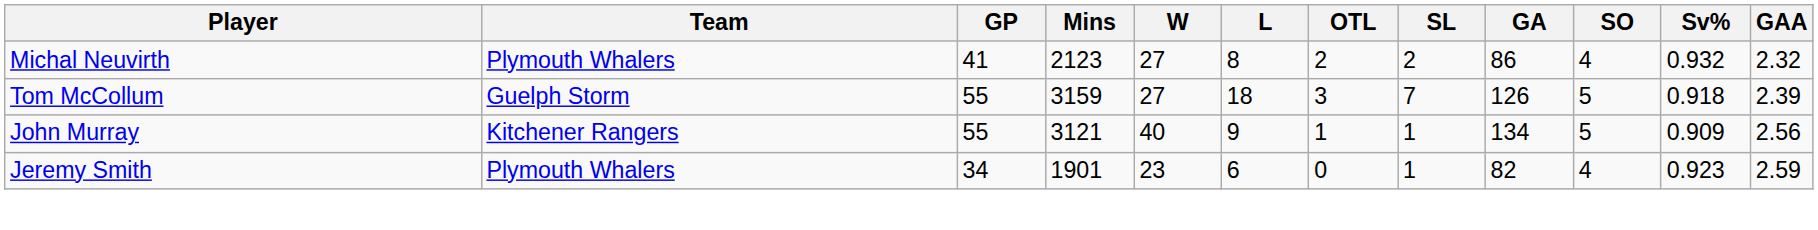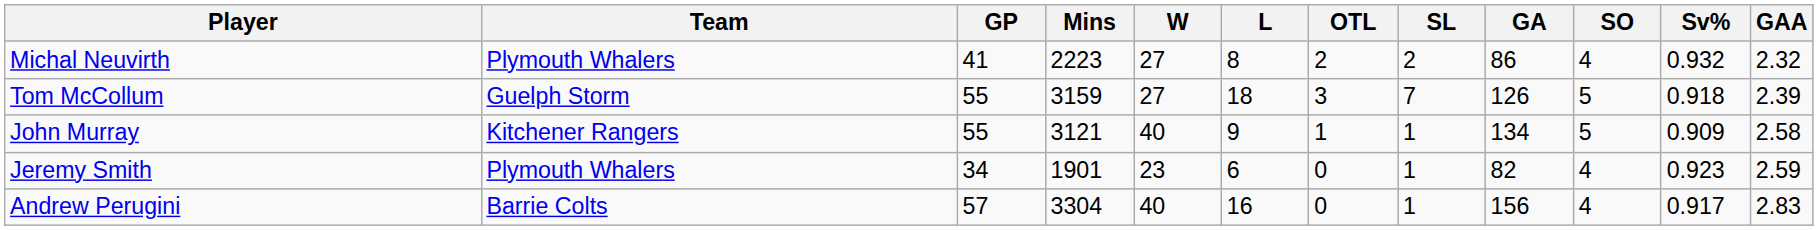(1076, 59) 2123 -> (1076, 59) 2223
(1778, 133) 2.56 -> (1778, 133) 2.58
+ row: (95, 206)
